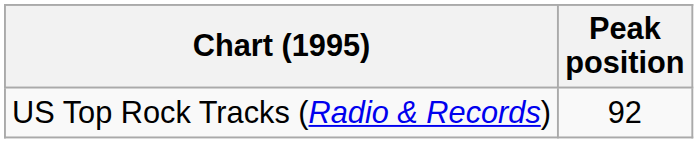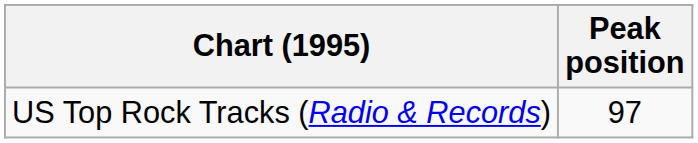(625, 112) 92 -> (625, 112) 97
